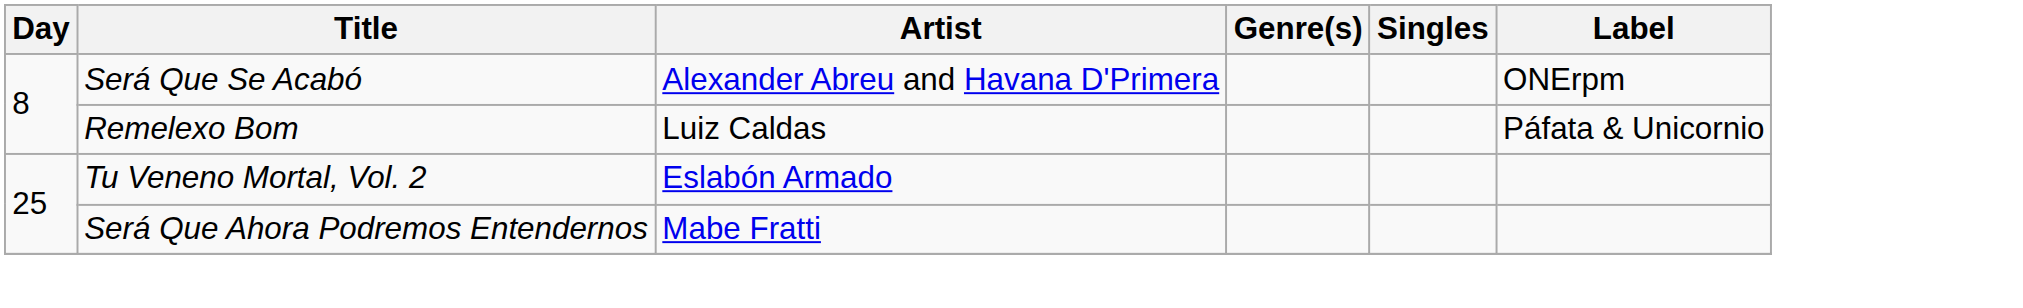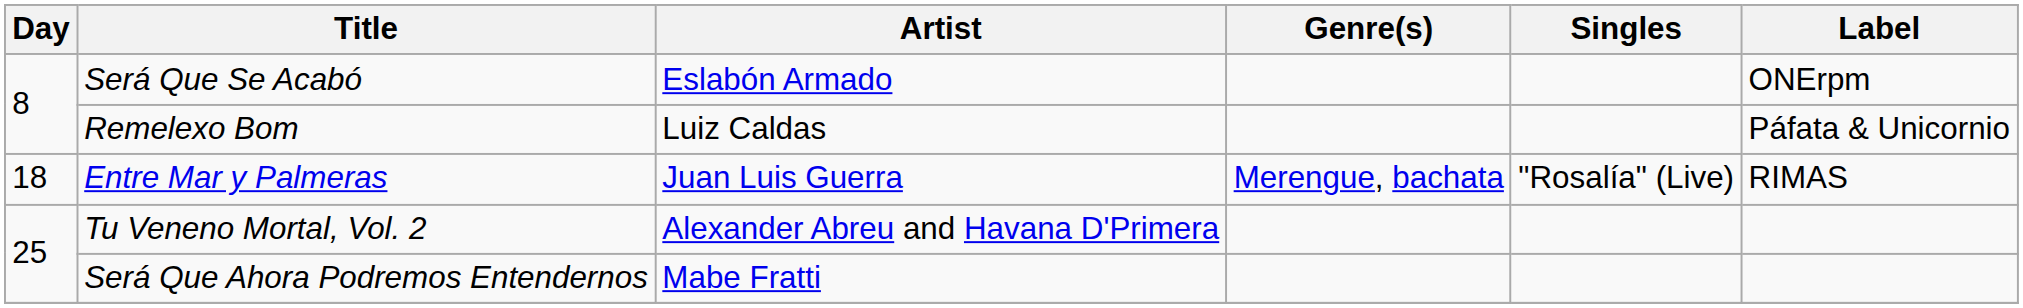(941, 79) Alexander Abreu and Havana D'Primera -> (777, 79) Eslabón Armado
+ row: (236, 178)
(777, 178) Eslabón Armado -> (941, 228) Alexander Abreu and Havana D'Primera
